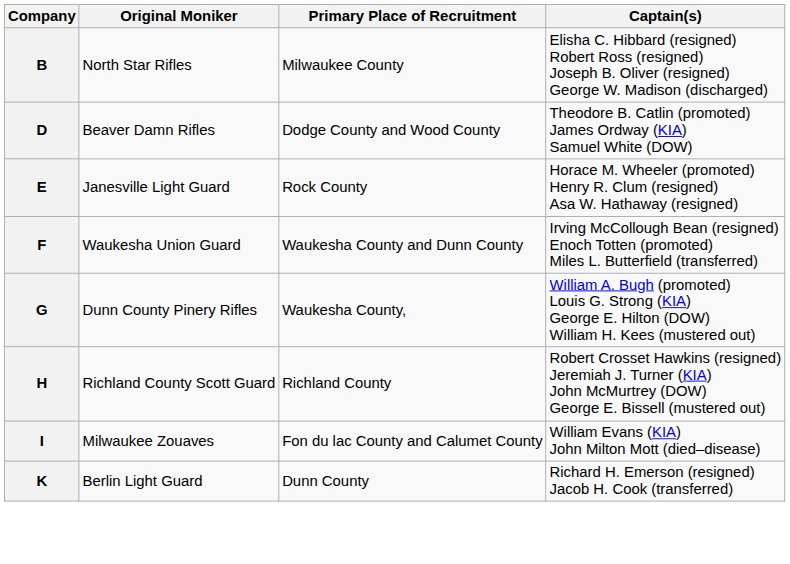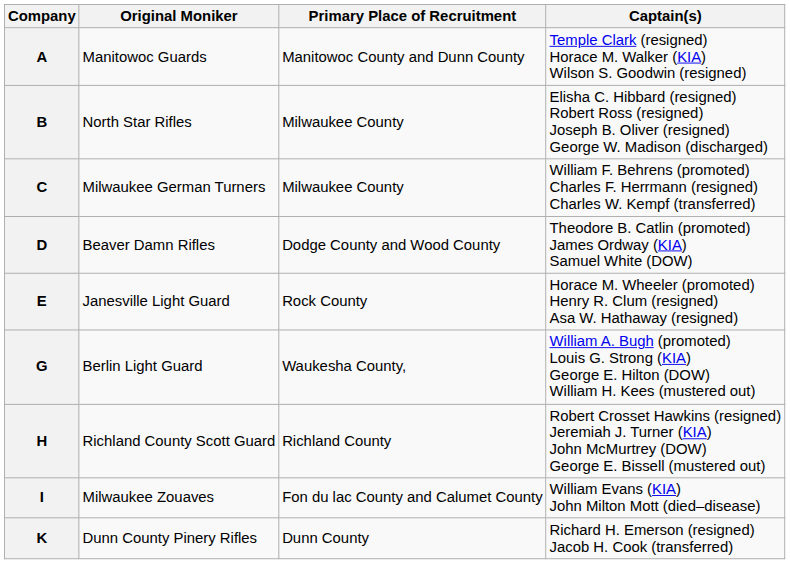+ row: (42, 56)
+ row: (42, 187)
- row: (42, 244)
(170, 310) Dunn County Pinery Rifles -> (143, 367) Berlin Light Guard
(143, 481) Berlin Light Guard -> (170, 538) Dunn County Pinery Rifles
